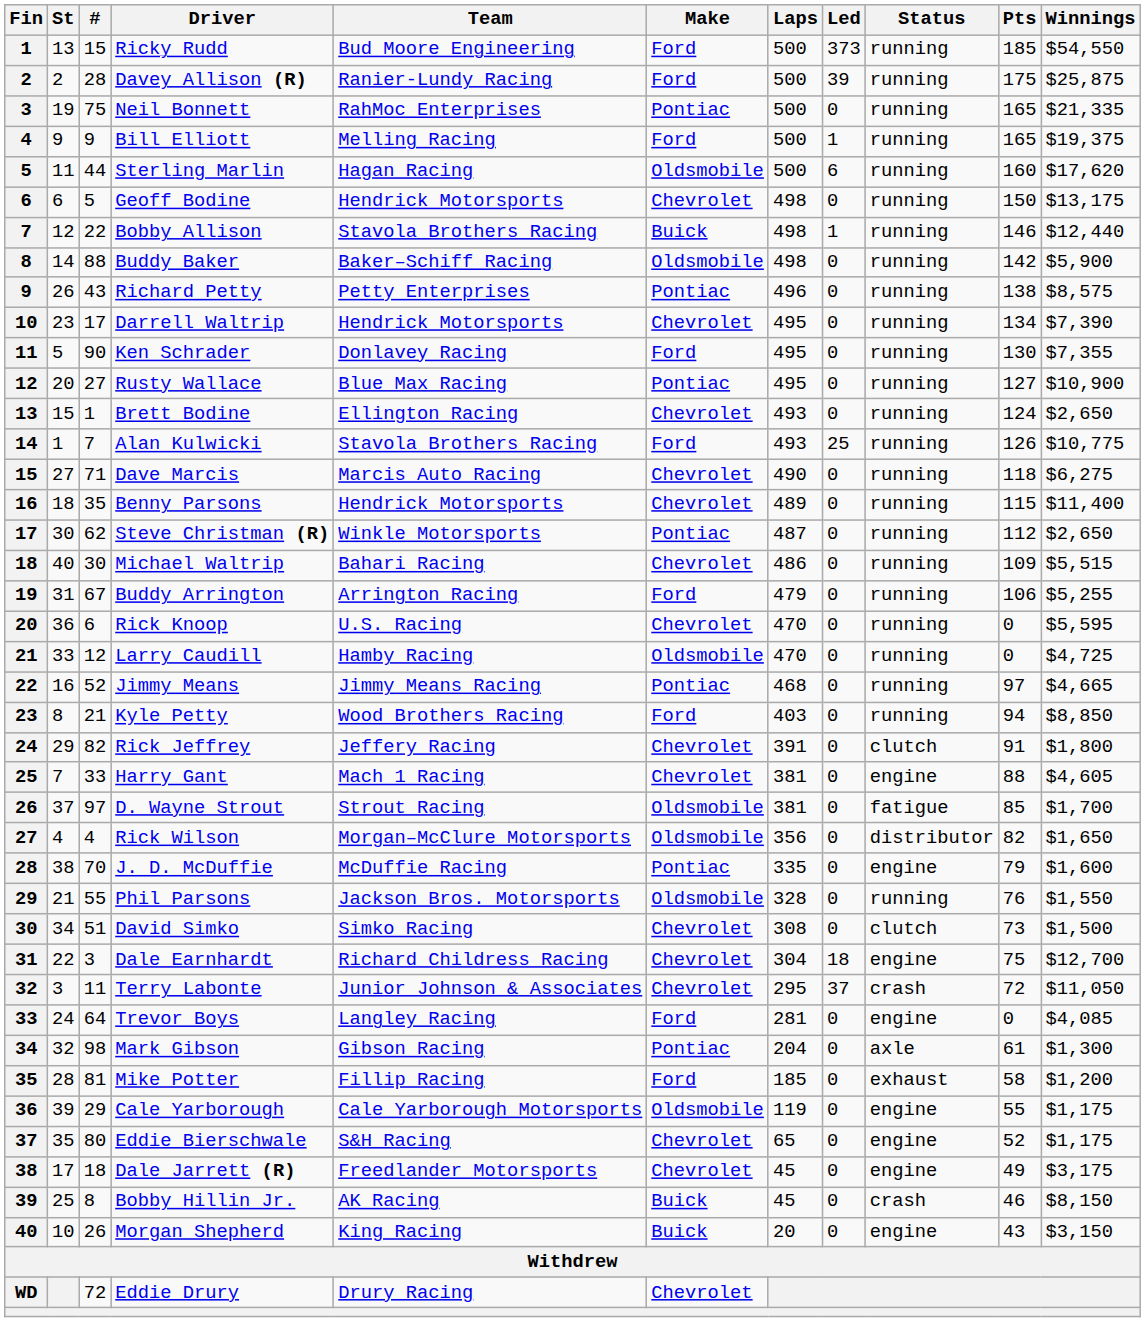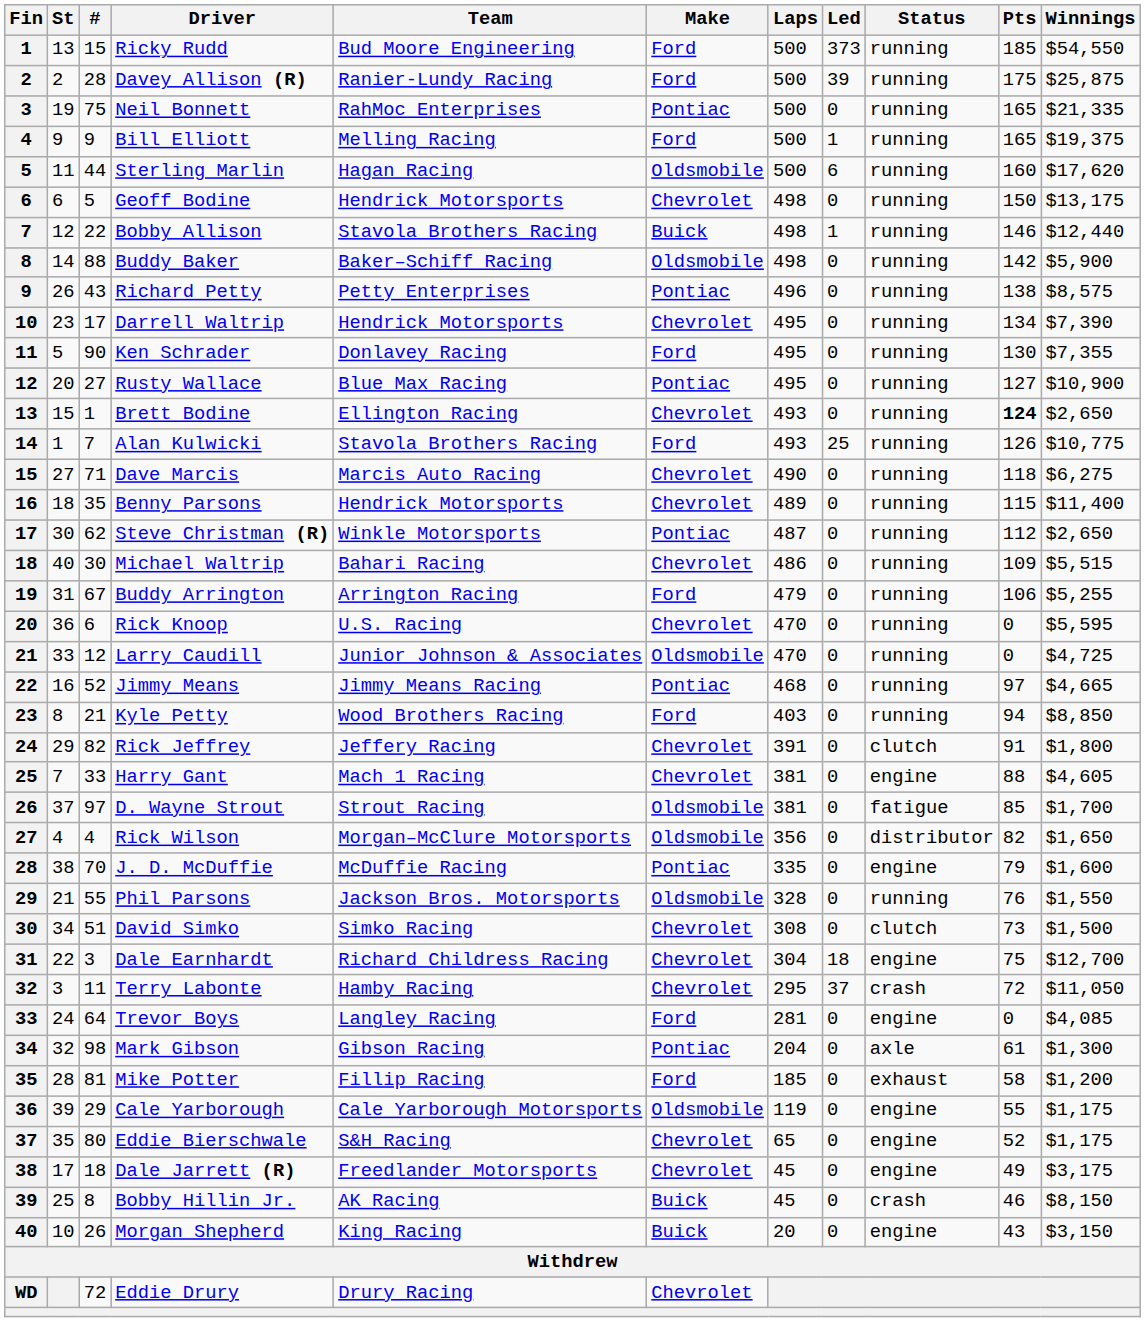(1020, 414) normal -> (1020, 414) bold
(406, 657) Hamby Racing -> (490, 657) Junior Johnson & Associates
(490, 990) Junior Johnson & Associates -> (406, 990) Hamby Racing
